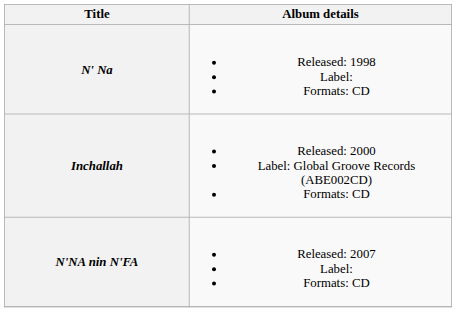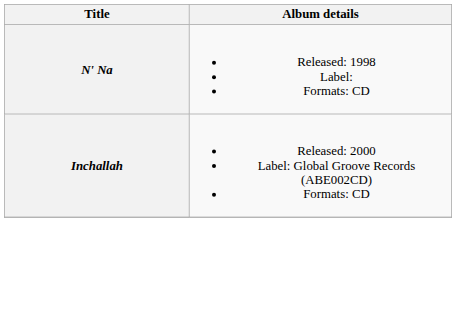- row: (97, 261)
